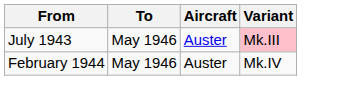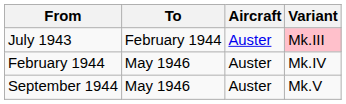(144, 39) May 1946 -> (173, 39) February 1944
+ row: (63, 87)
